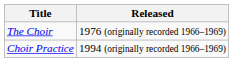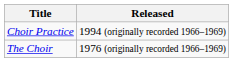rows swapped: (30, 31) <-> (40, 48)
